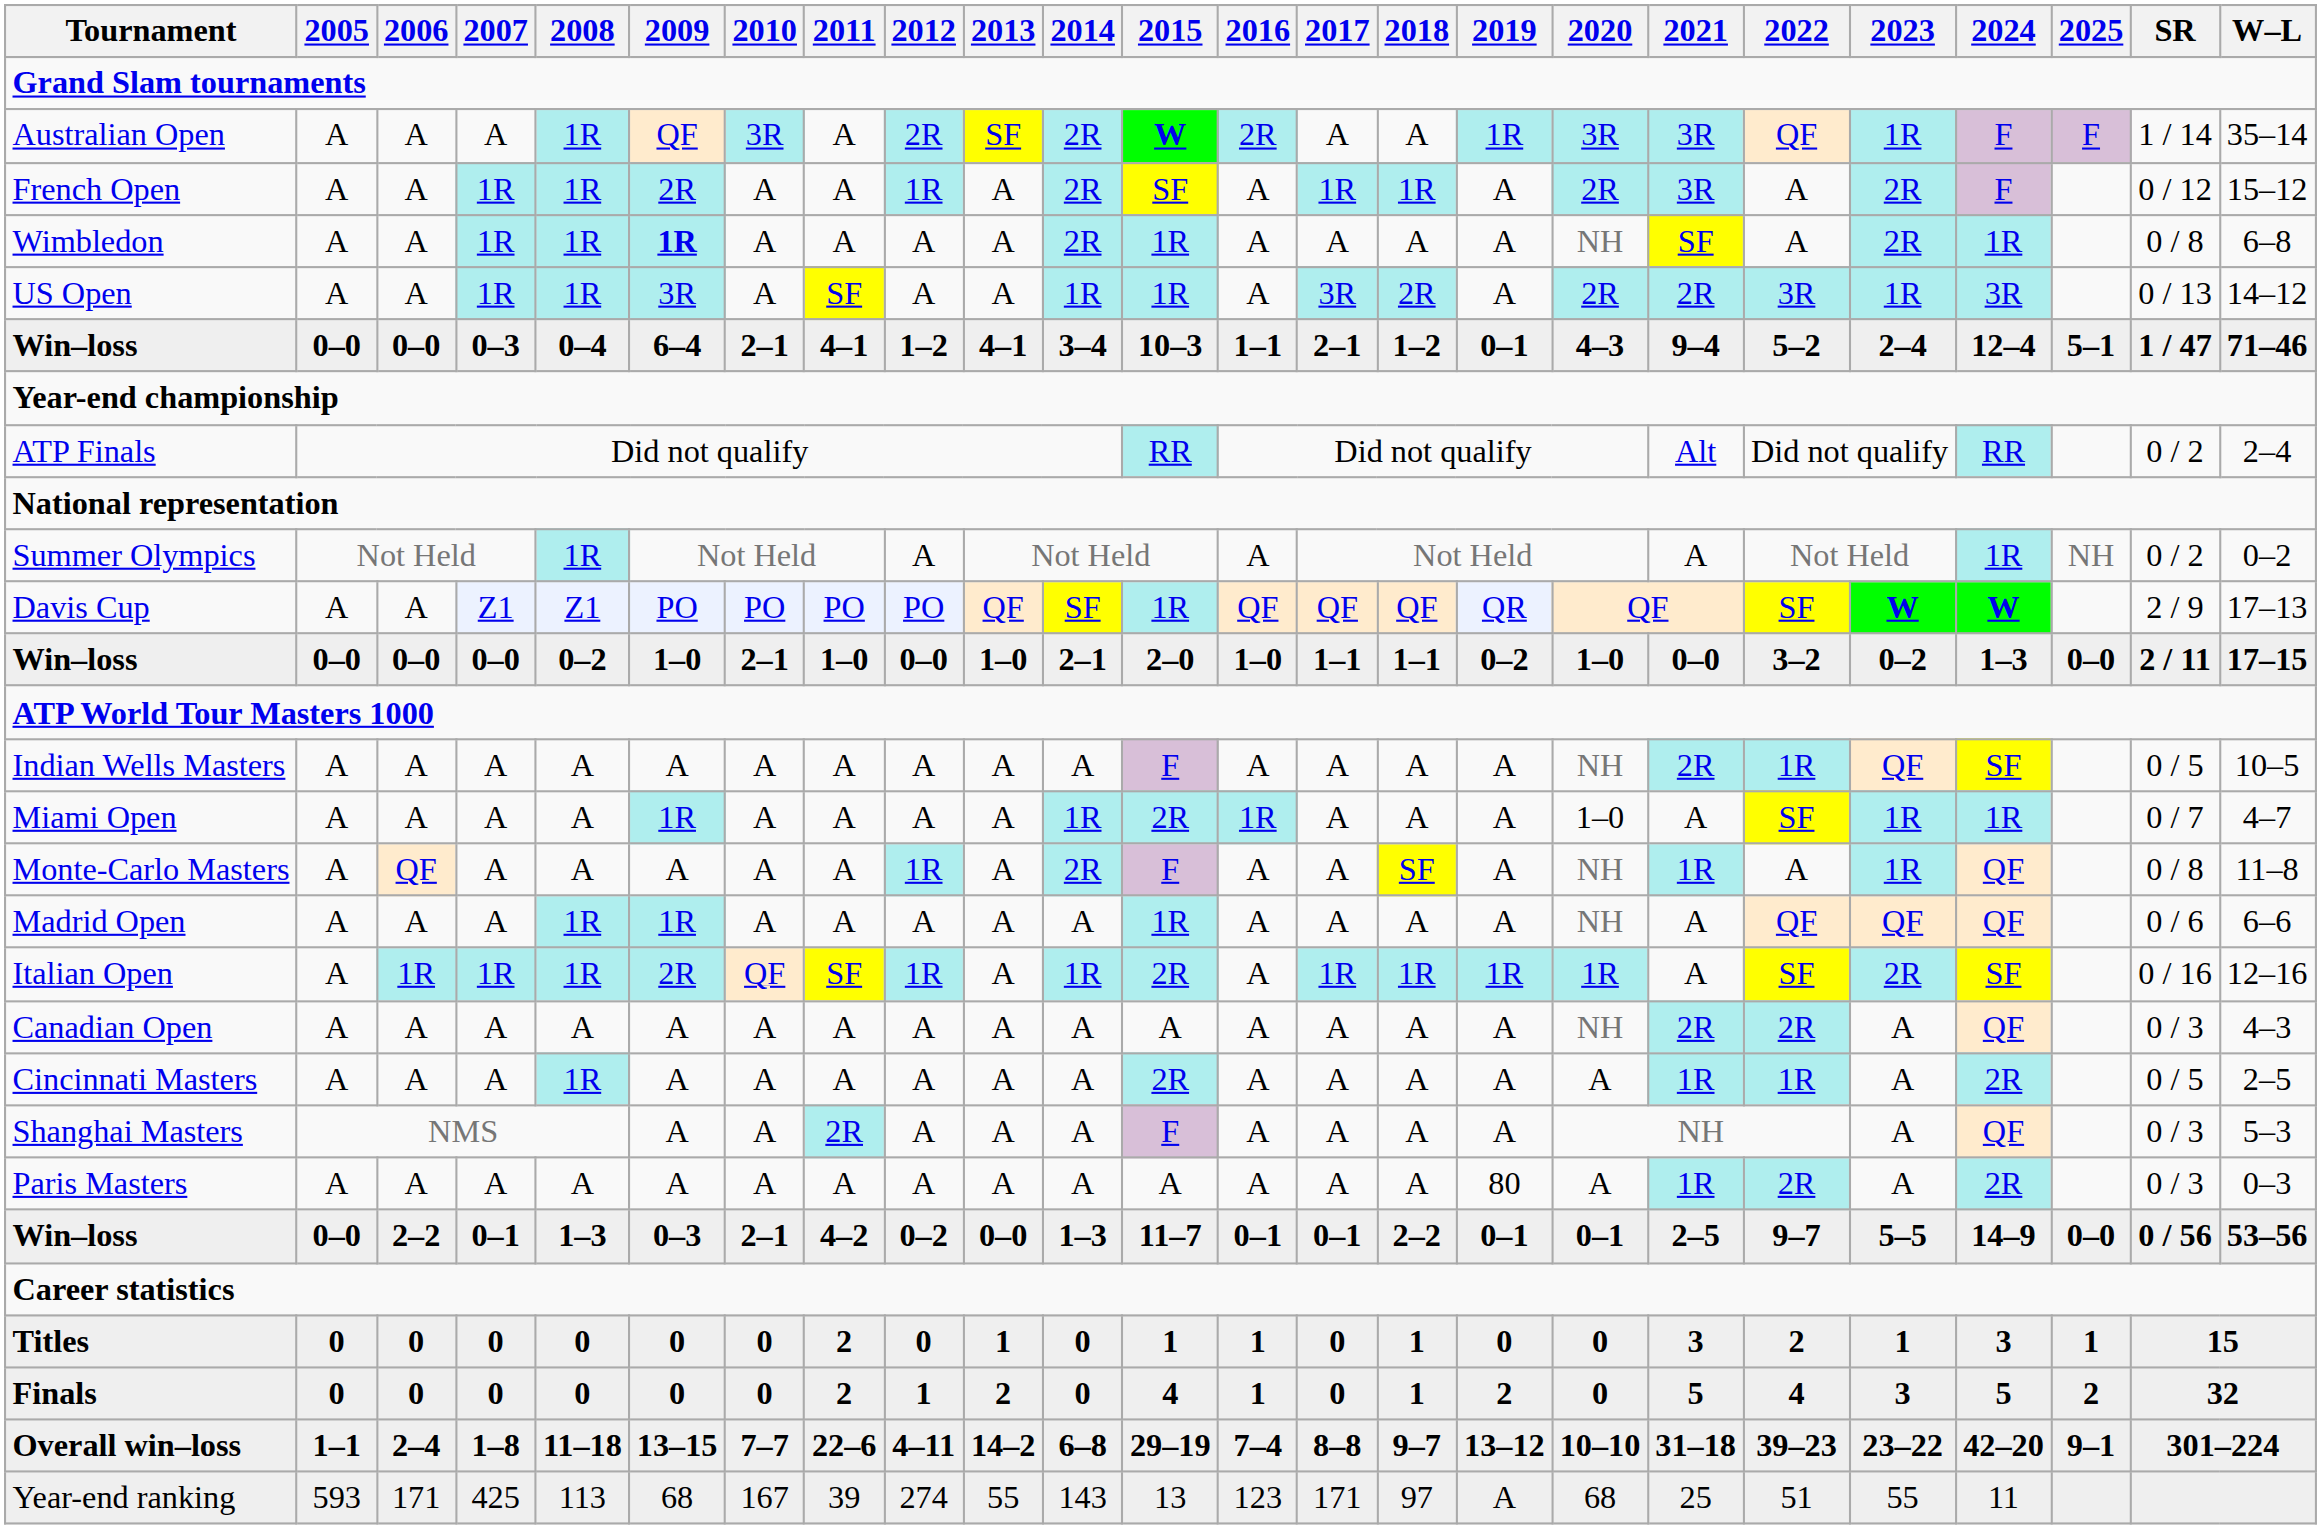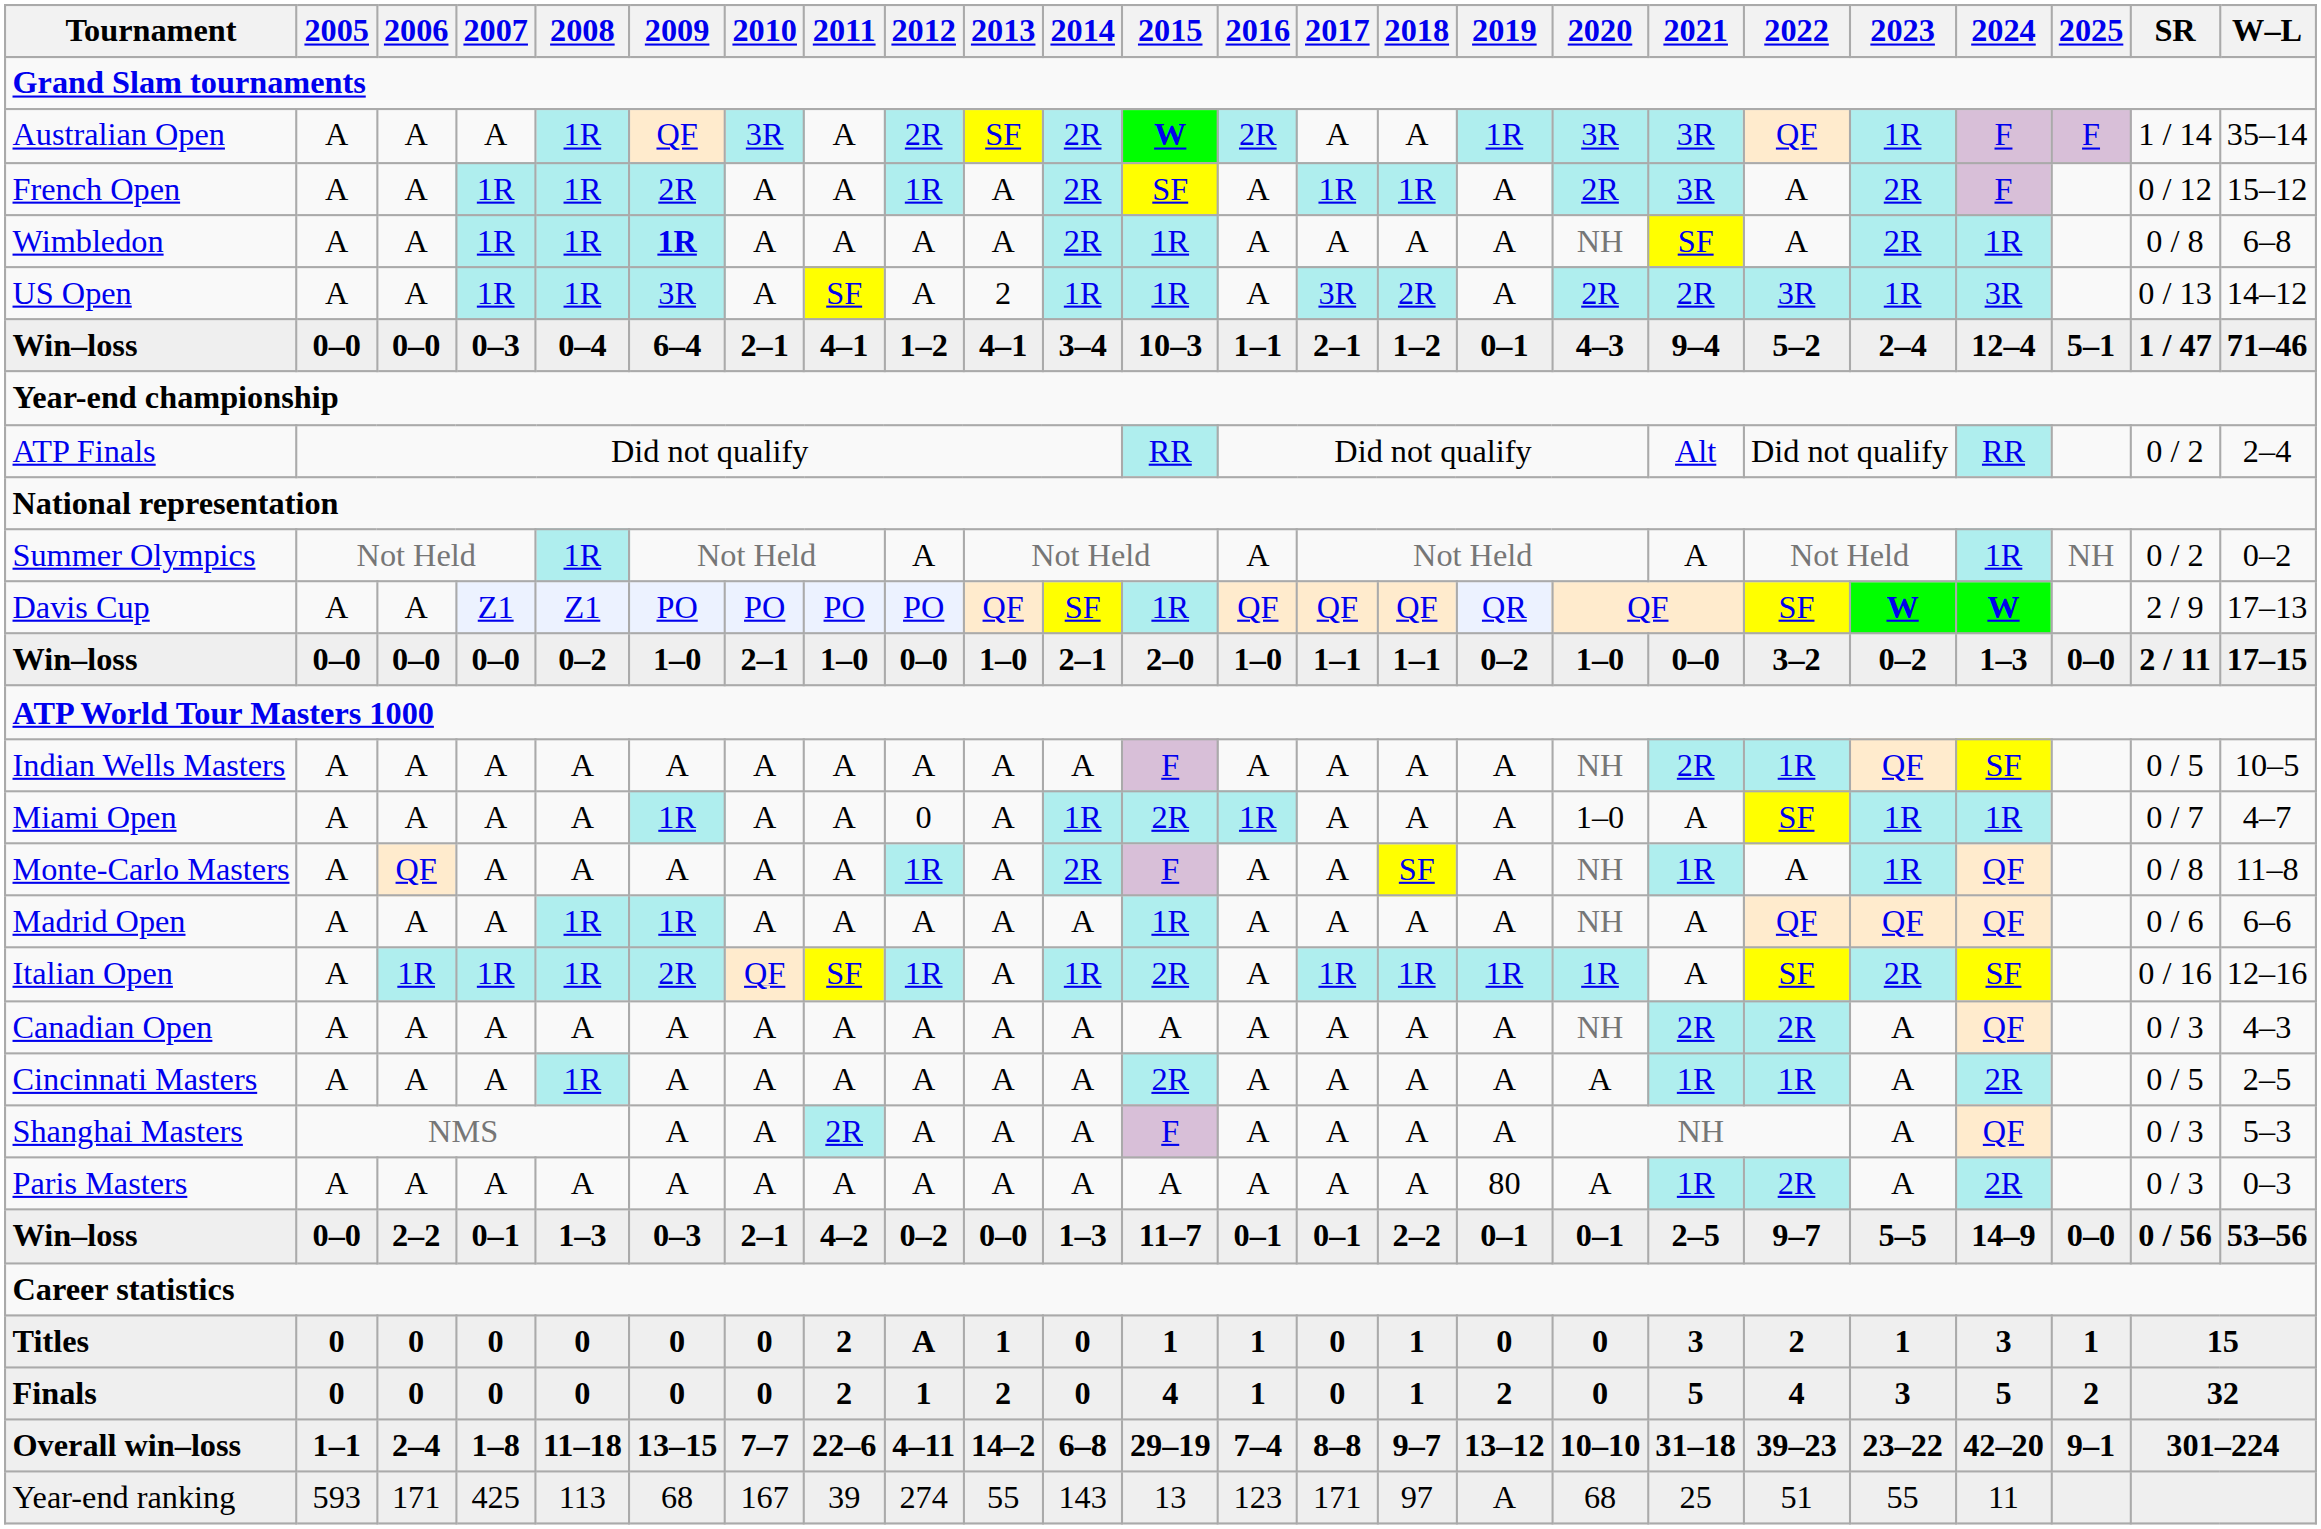(1003, 292) A -> (1003, 292) 2
(924, 816) A -> (924, 816) 0
(924, 1339) 0 -> (924, 1339) A
